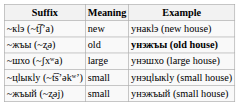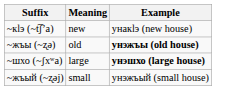(176, 61) normal -> (158, 61) bold
- row: (45, 77)
